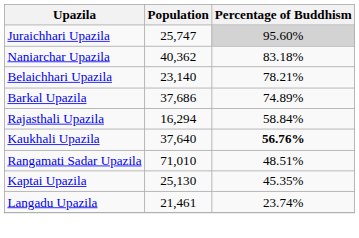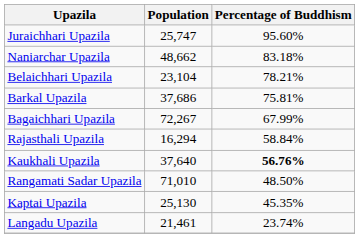(283, 35) lightgrey background -> (283, 35) no background
(178, 56) 40,362 -> (178, 56) 48,662
(178, 77) 23,140 -> (178, 77) 23,104
(283, 98) 74.89% -> (283, 98) 75.81%
+ row: (61, 118)
(283, 160) 48.51% -> (283, 181) 48.50%
